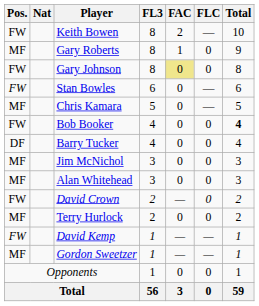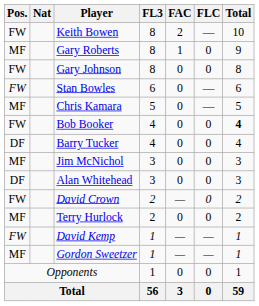(180, 69) khaki background -> (180, 69) no background
(17, 180) MF -> (17, 180) DF
